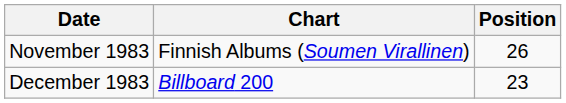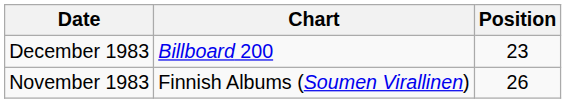rows swapped: (79, 51) <-> (79, 82)
